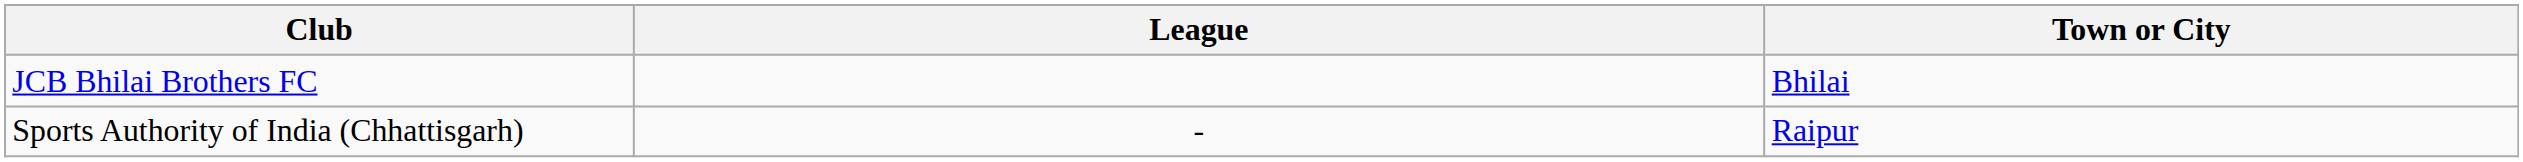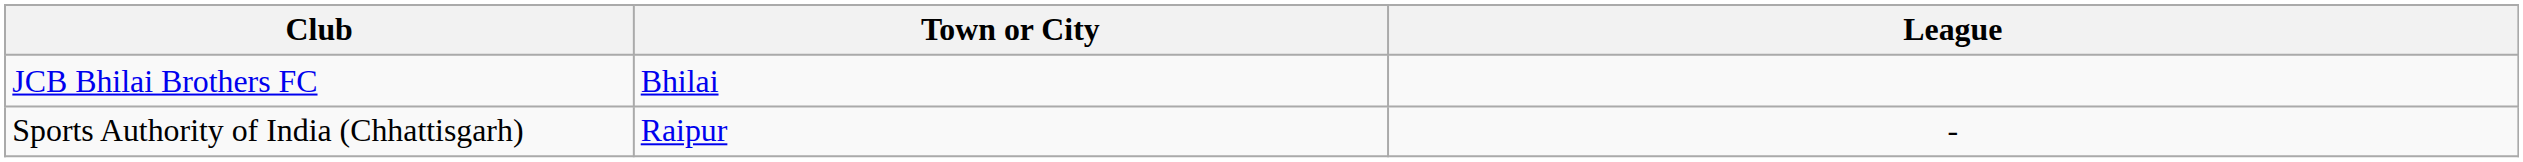columns swapped: (2141, 29) <-> (1199, 29)
